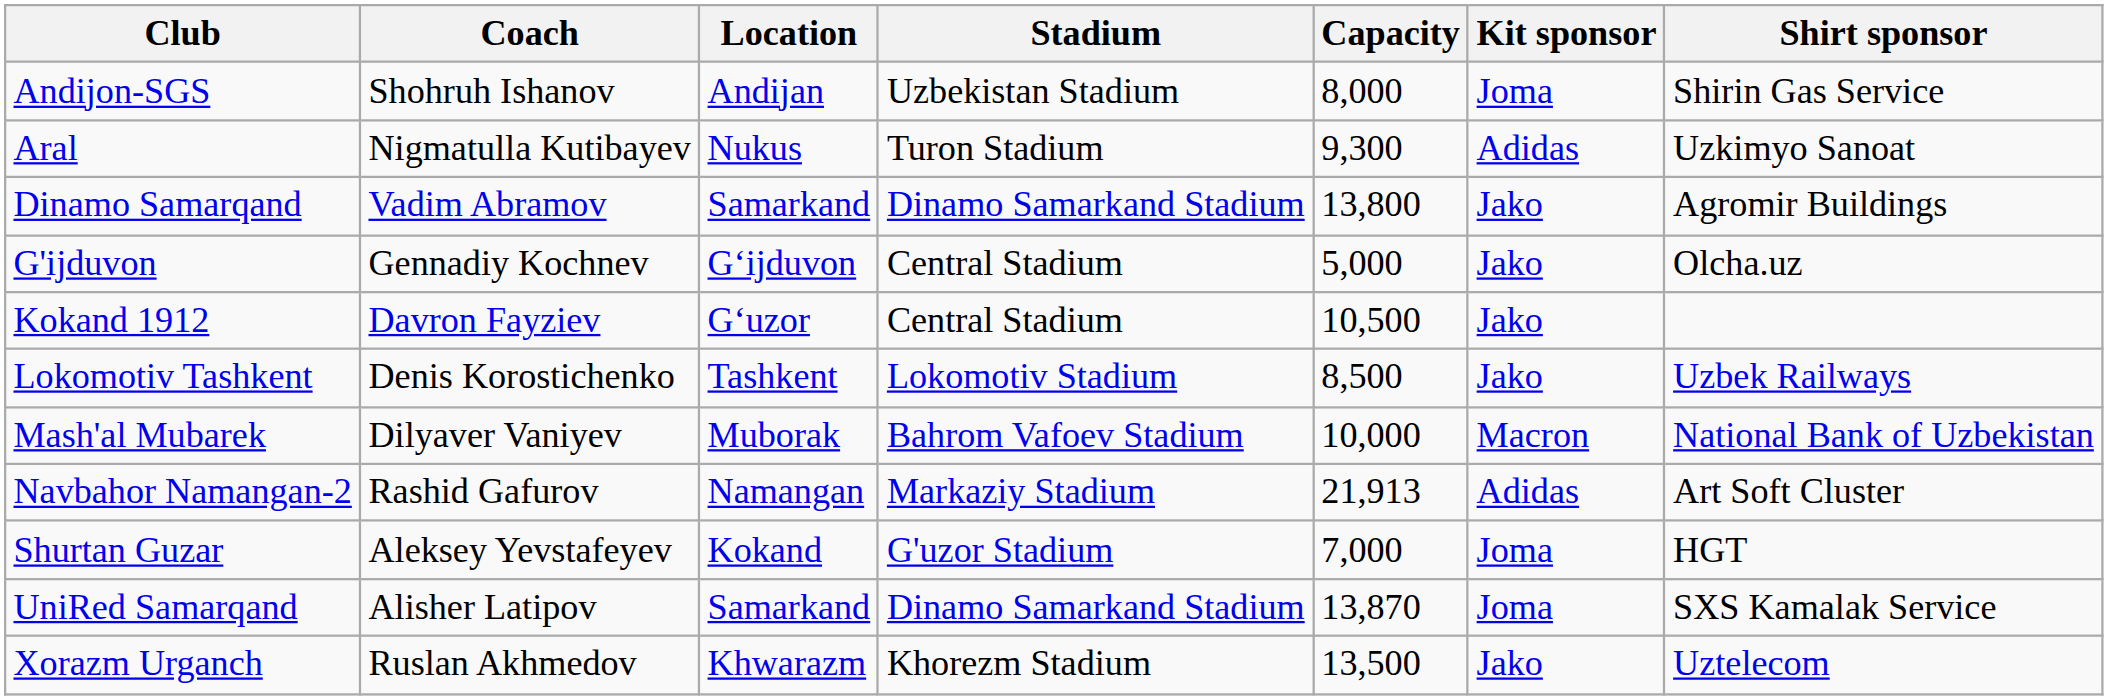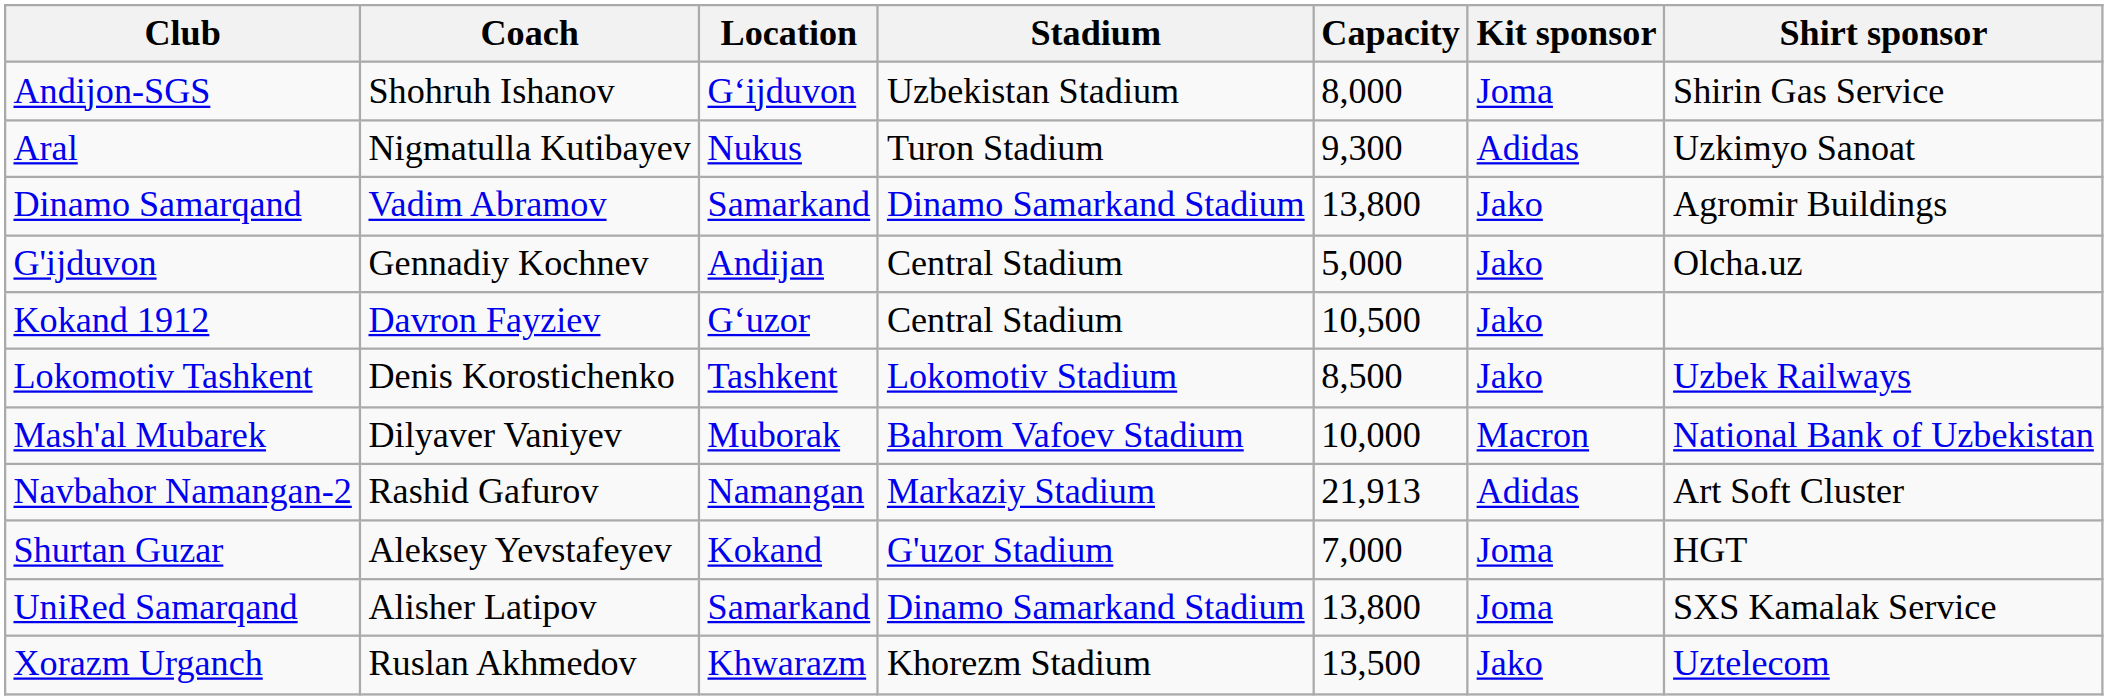(766, 90) Andijan -> (782, 90) Gʻijduvon
(782, 262) Gʻijduvon -> (766, 262) Andijan
(1371, 606) 13,870 -> (1371, 606) 13,800
